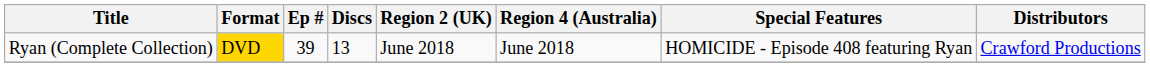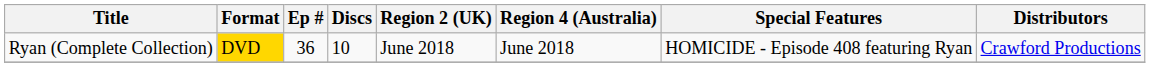(306, 47) 39 -> (306, 47) 36
(341, 47) 13 -> (341, 47) 10
